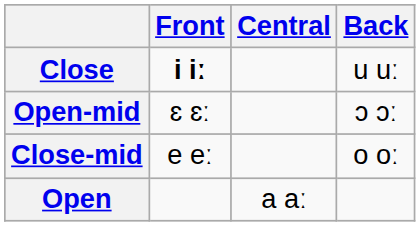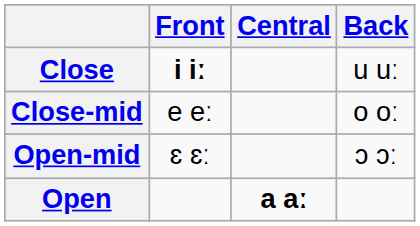rows swapped: (77, 155) <-> (77, 112)
(284, 198) normal -> (284, 198) bold
